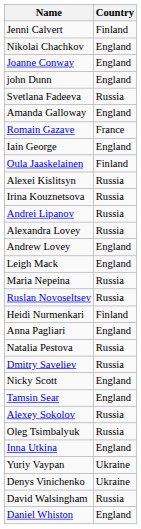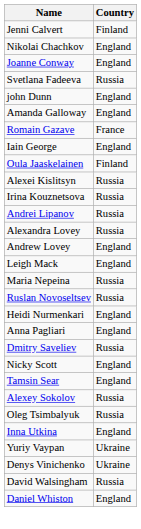rows swapped: (29, 79) <-> (44, 96)
(112, 314) Finland -> (113, 314) England
- row: (40, 347)
